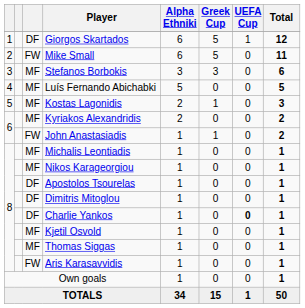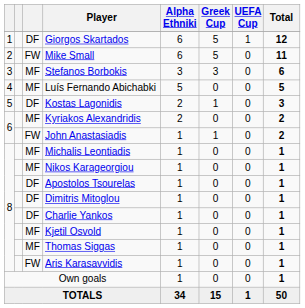(33, 103) MF -> (33, 103) DF
(248, 215) bold -> (248, 215) normal
